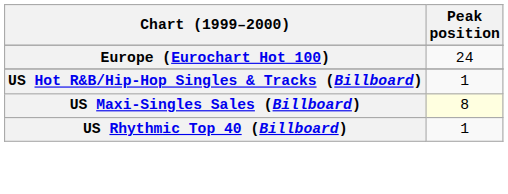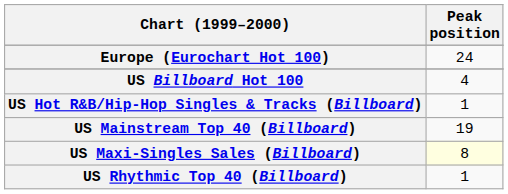+ row: (215, 81)
+ row: (215, 129)
